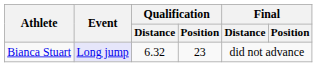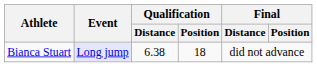(155, 52) 6.32 -> (155, 52) 6.38
(200, 52) 23 -> (200, 52) 18
